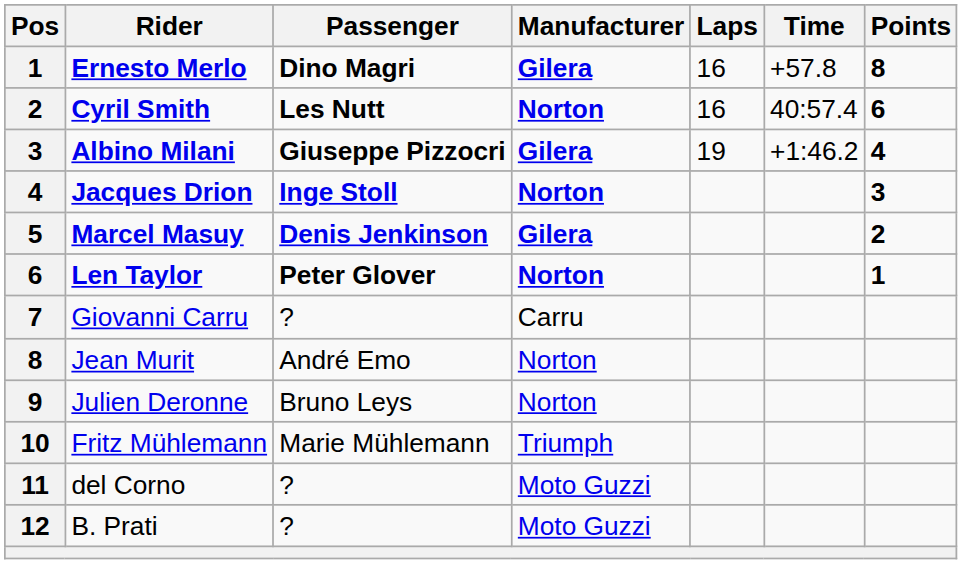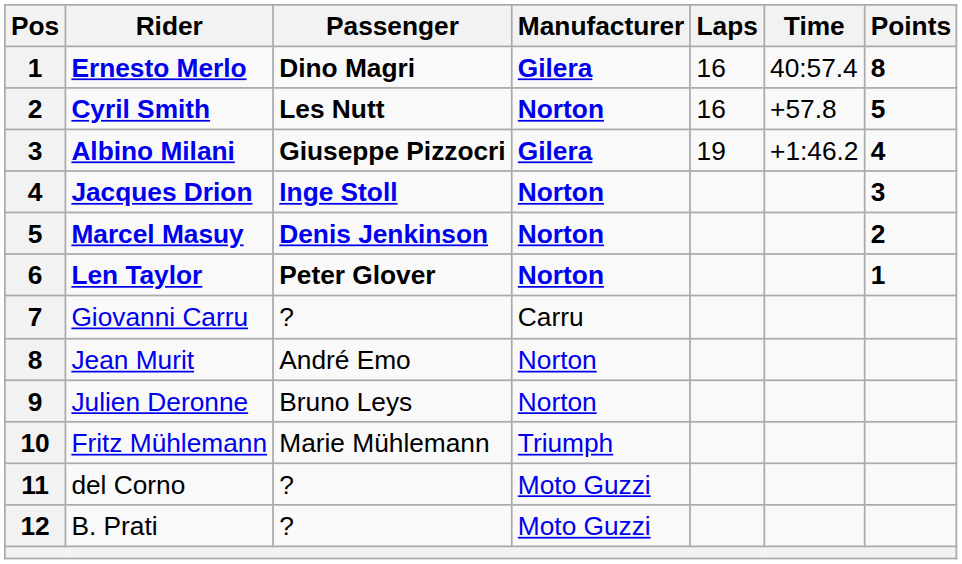(803, 67) +57.8 -> (814, 67) 40:57.4
(814, 109) 40:57.4 -> (803, 109) +57.8
(878, 109) 6 -> (878, 109) 5
(555, 234) Gilera -> (561, 234) Norton
